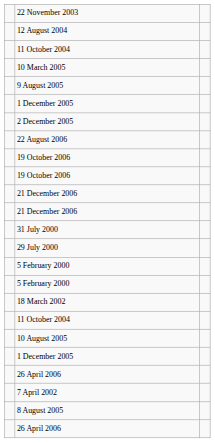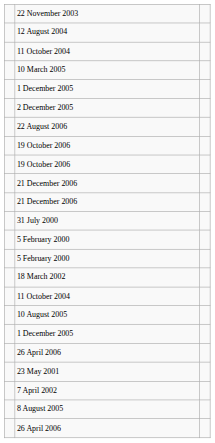- row: (10, 86)
- row: (10, 248)
+ row: (10, 372)
